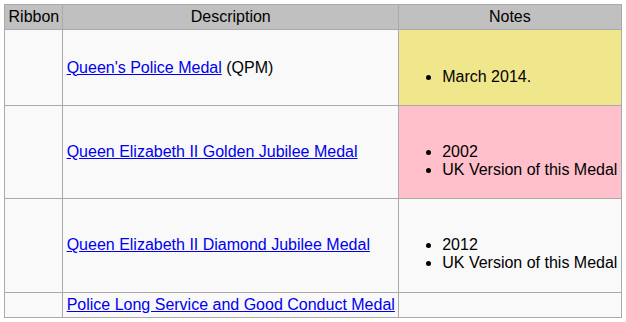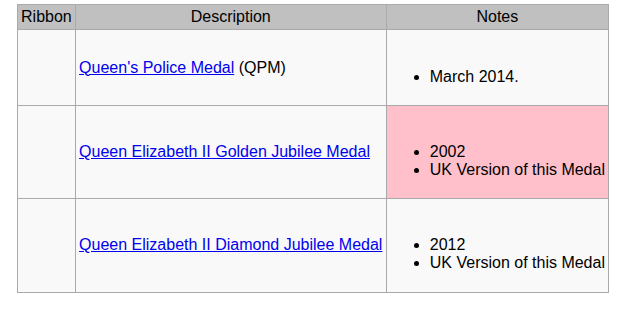(510, 77) khaki background -> (497, 77) no background
- row: (231, 304)
